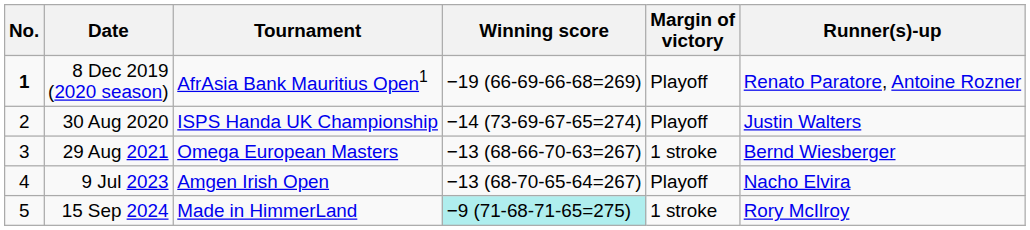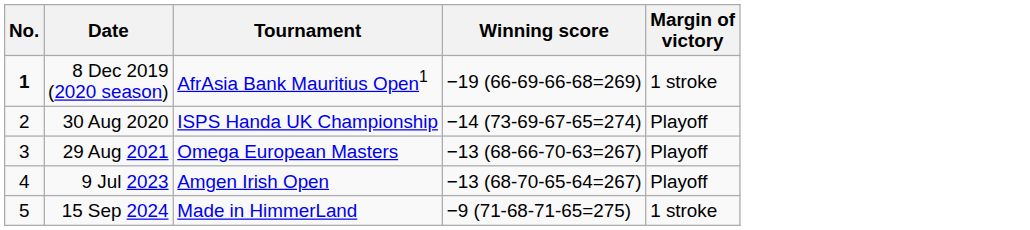- column: (882, 30)
(679, 81) Playoff -> (684, 81) 1 stroke
(684, 151) 1 stroke -> (679, 151) Playoff
(539, 211) paleturquoise background -> (539, 211) no background
